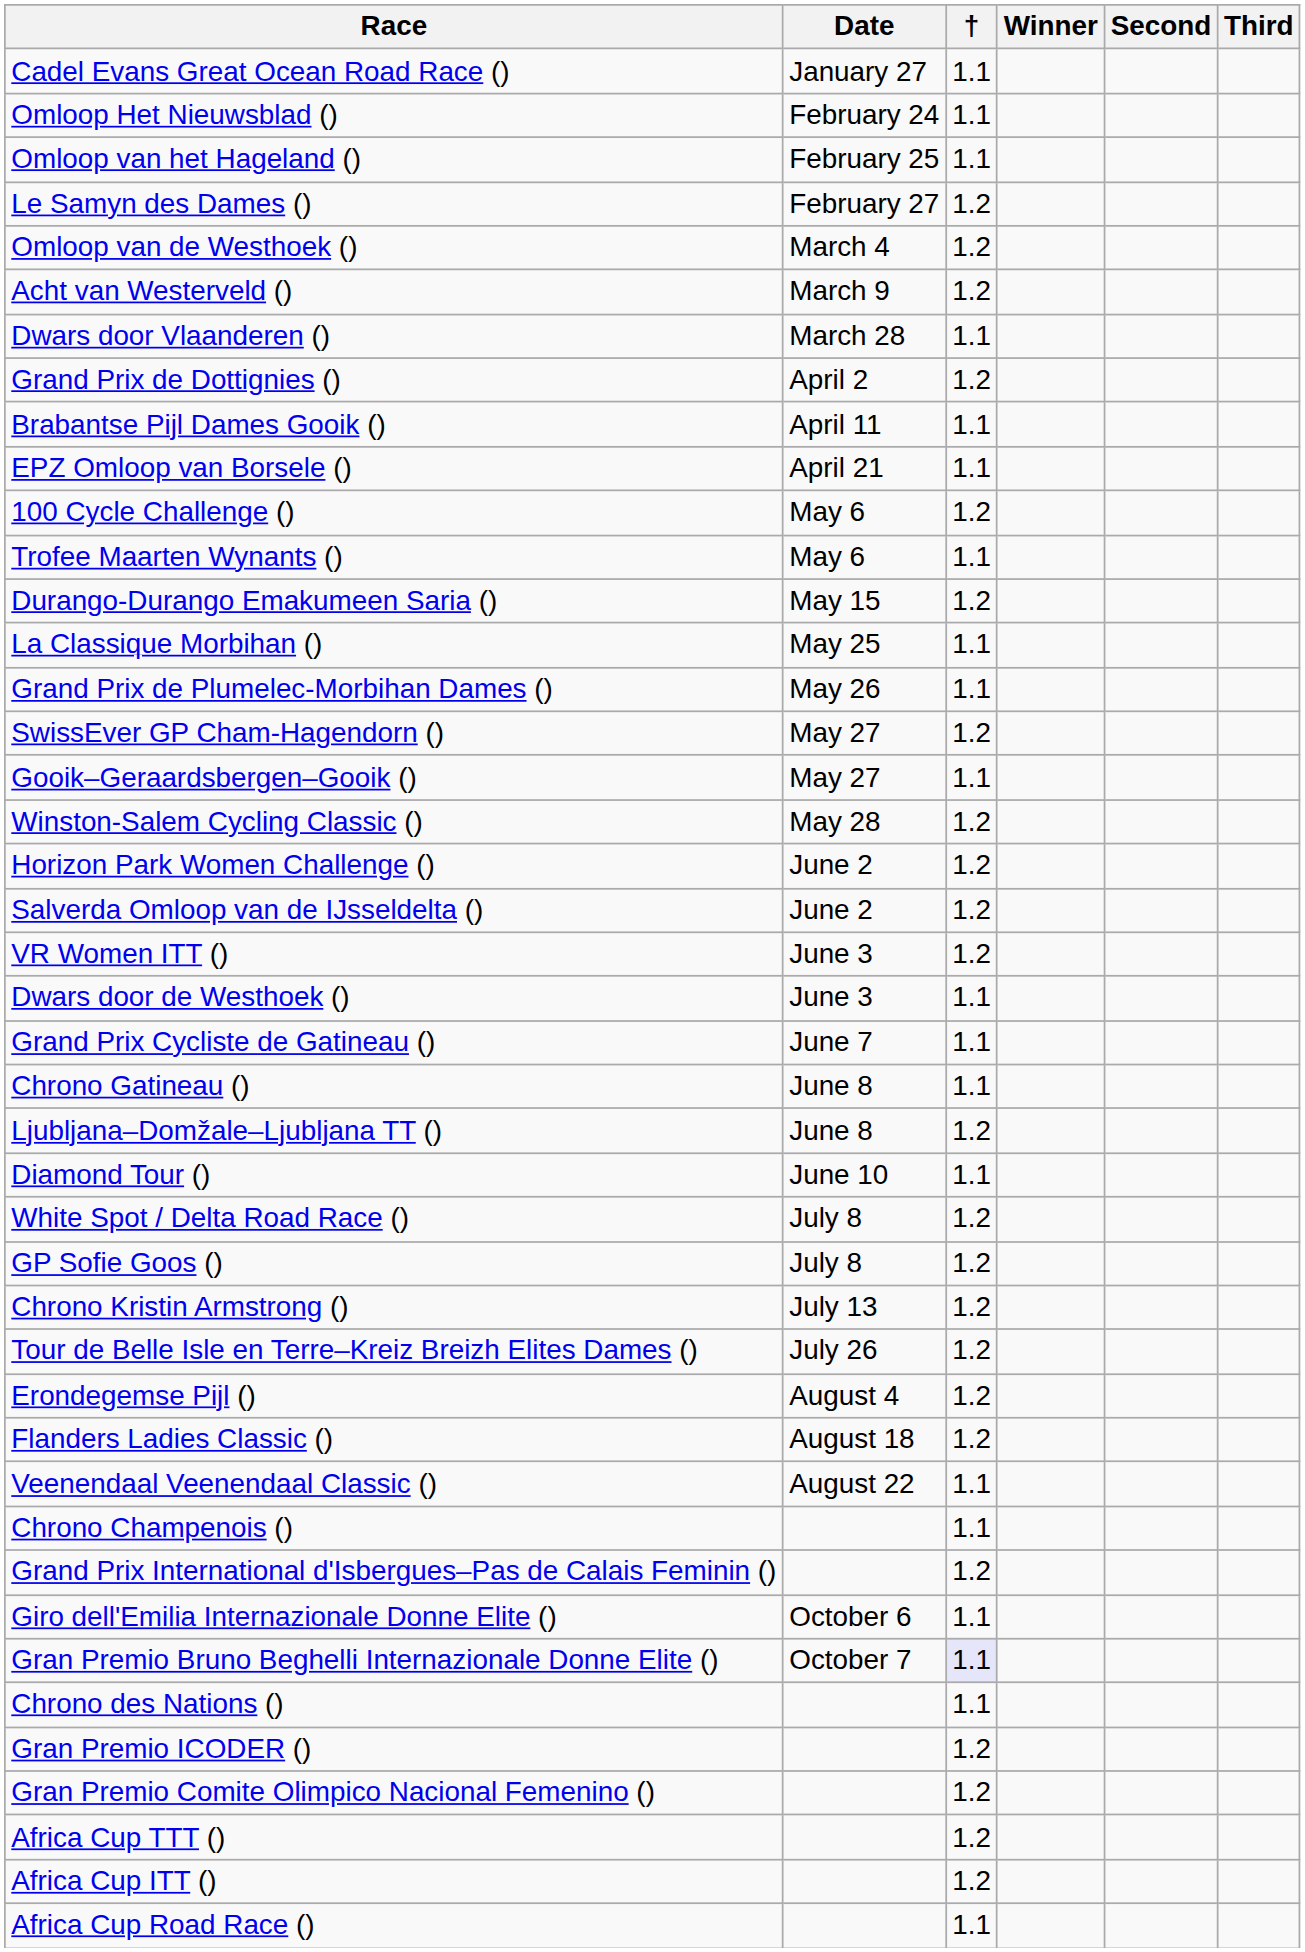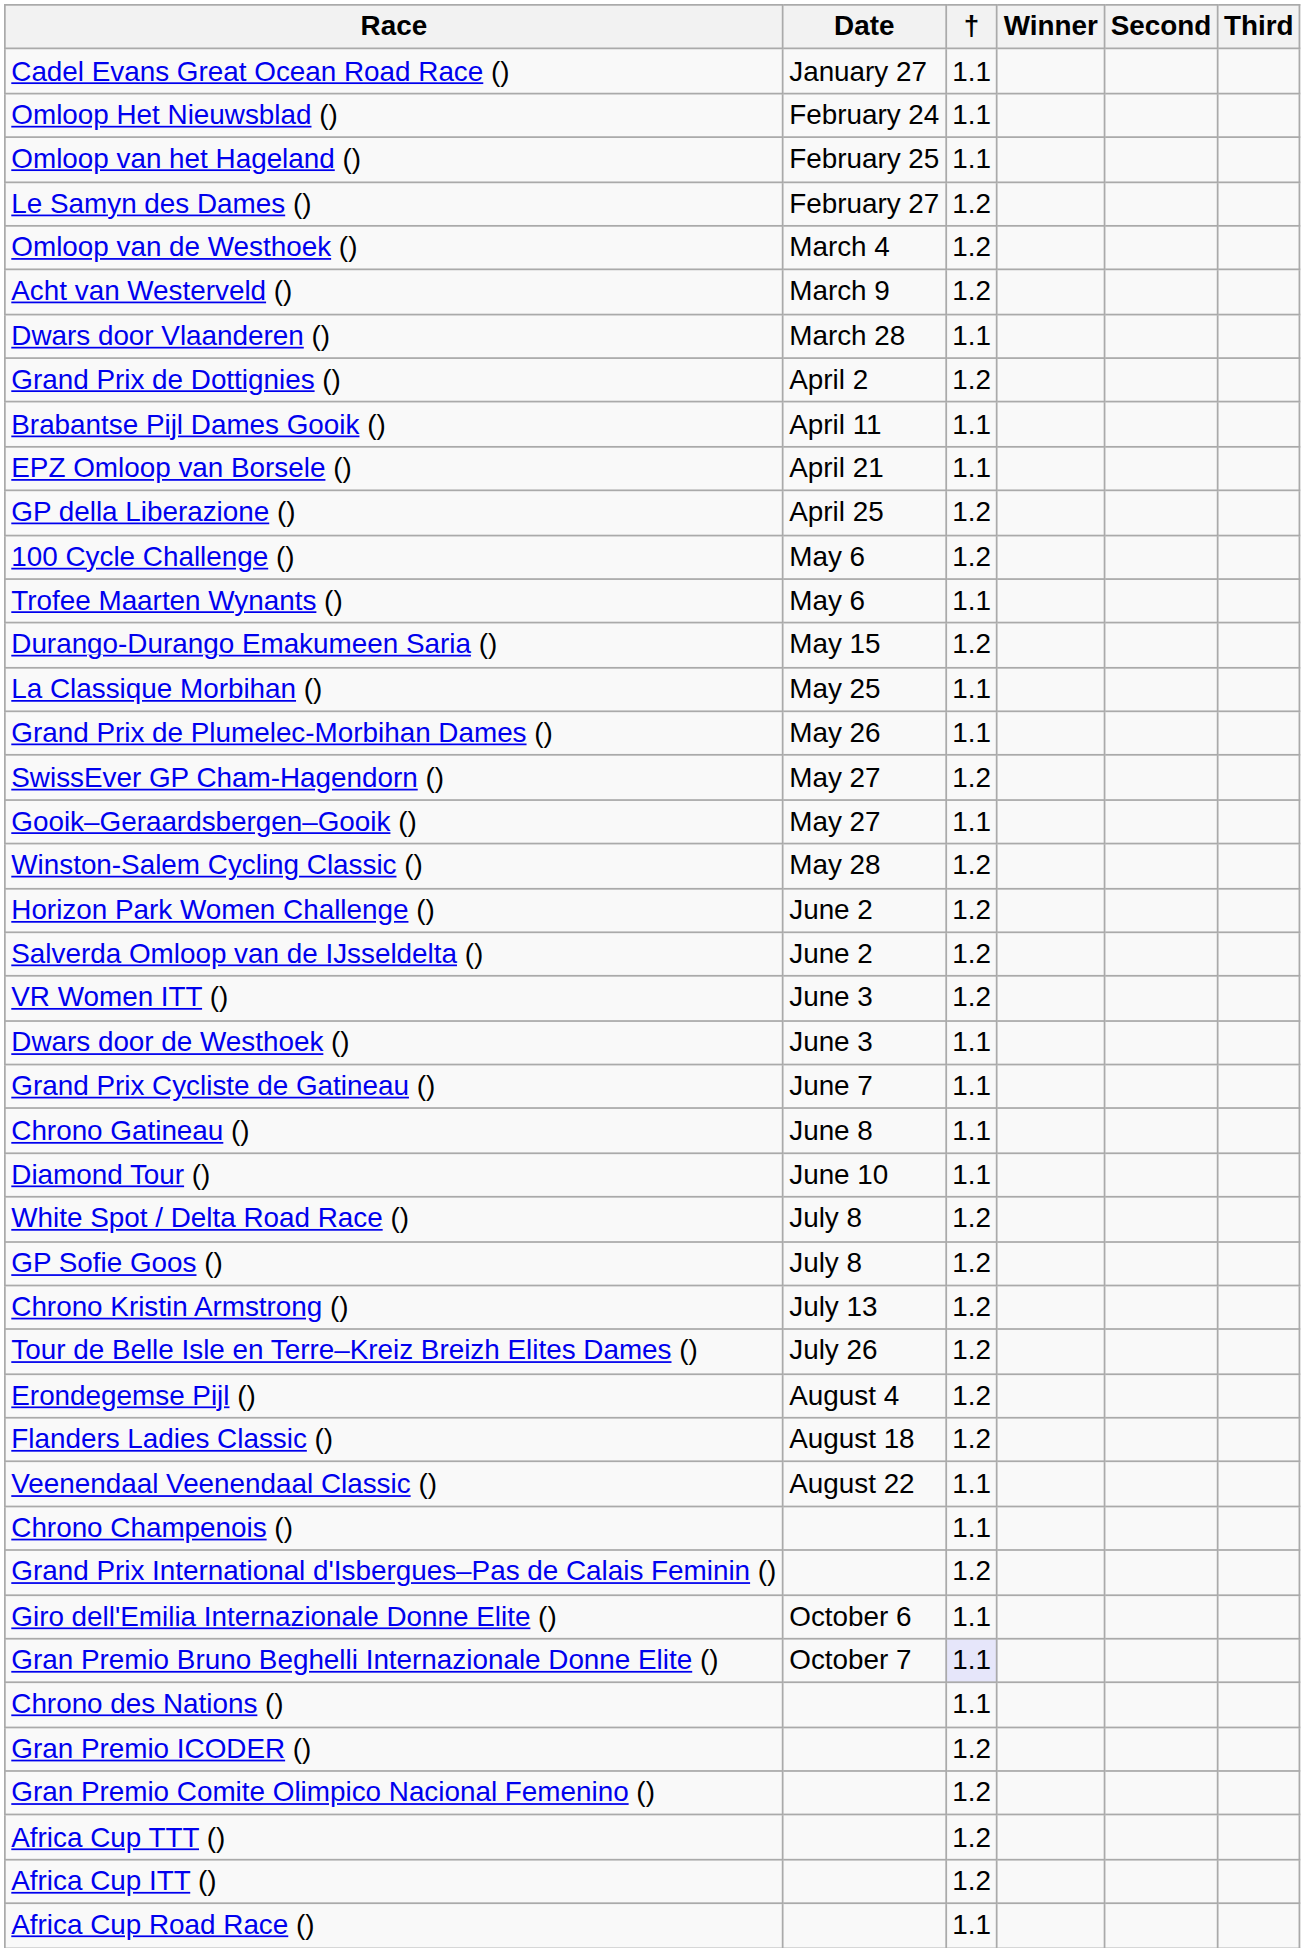+ row: (153, 512)
- row: (227, 1130)
